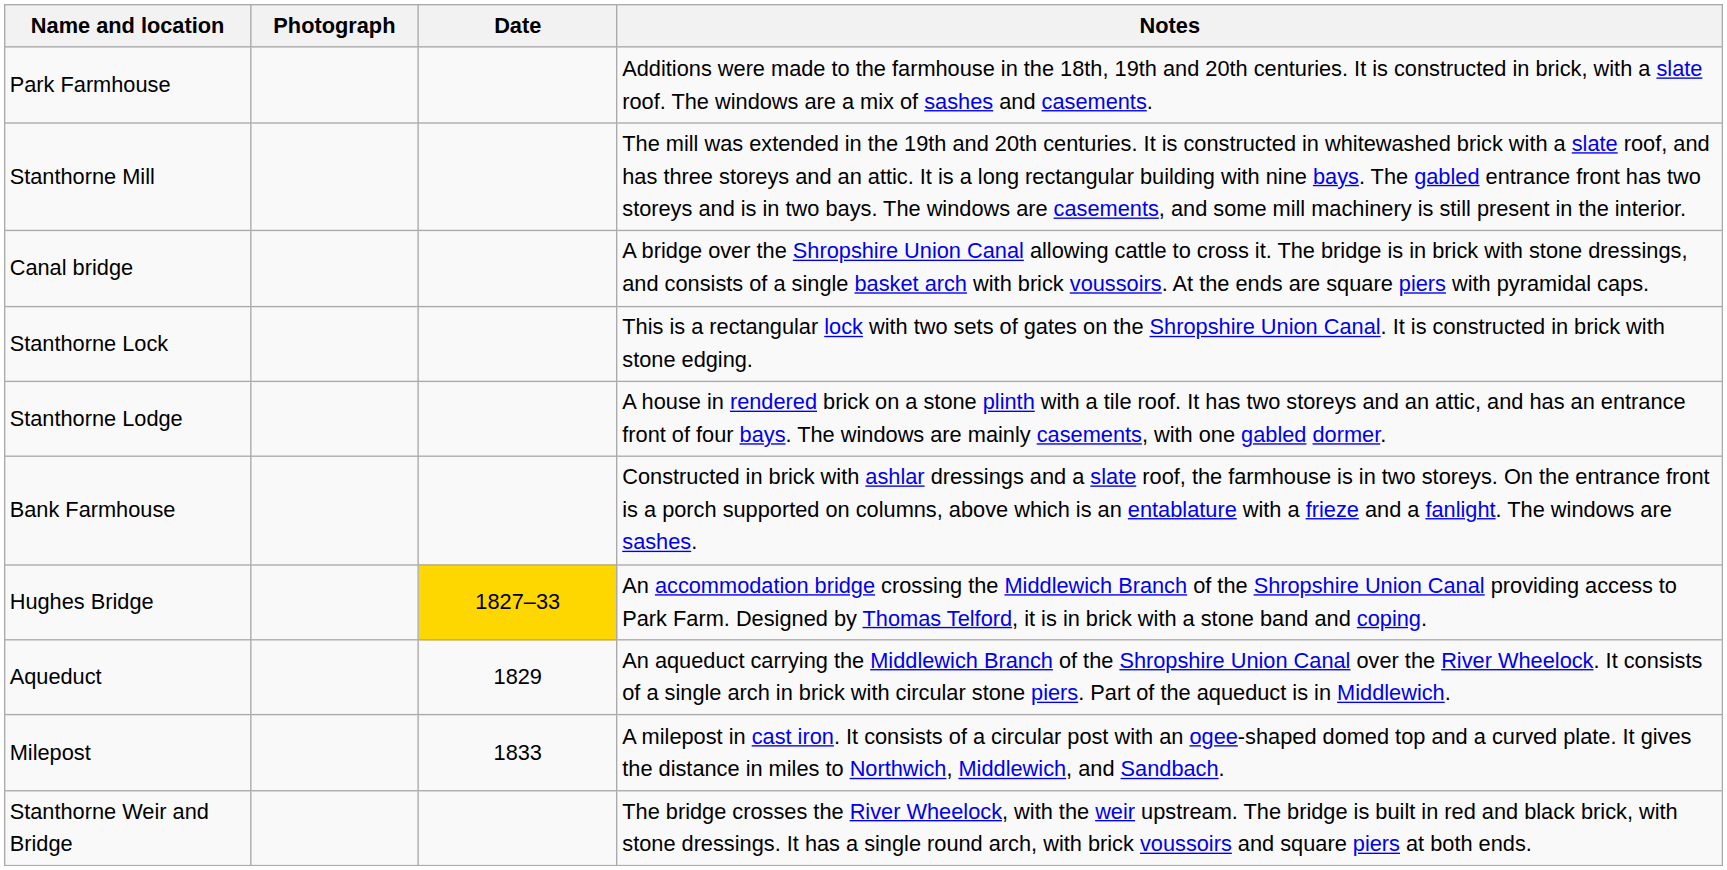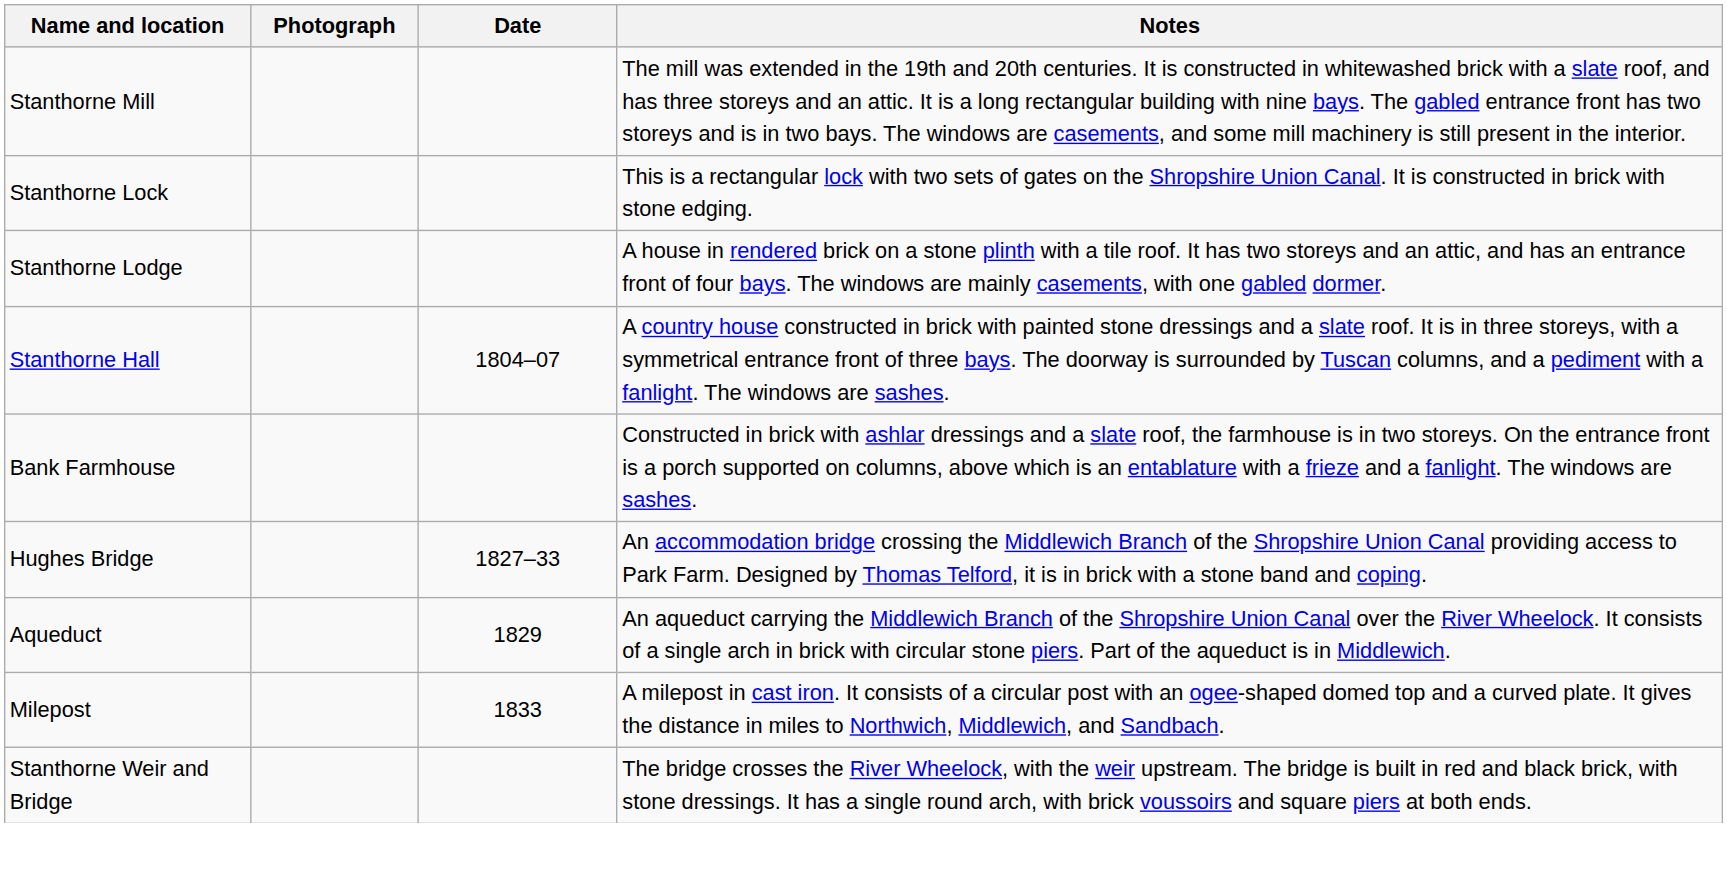- row: (90, 84)
- row: (71, 268)
+ row: (85, 359)
(518, 601) gold background -> (518, 559) no background
